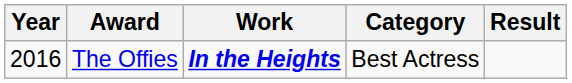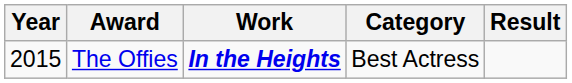(36, 59) 2016 -> (36, 59) 2015
